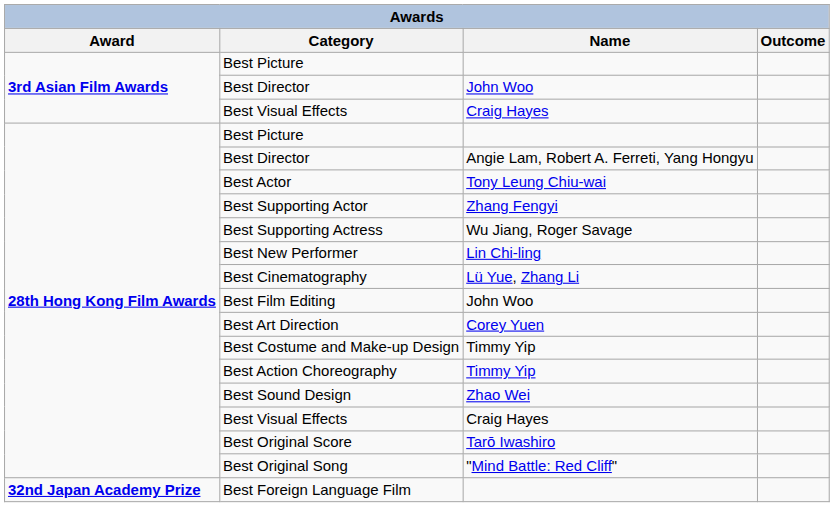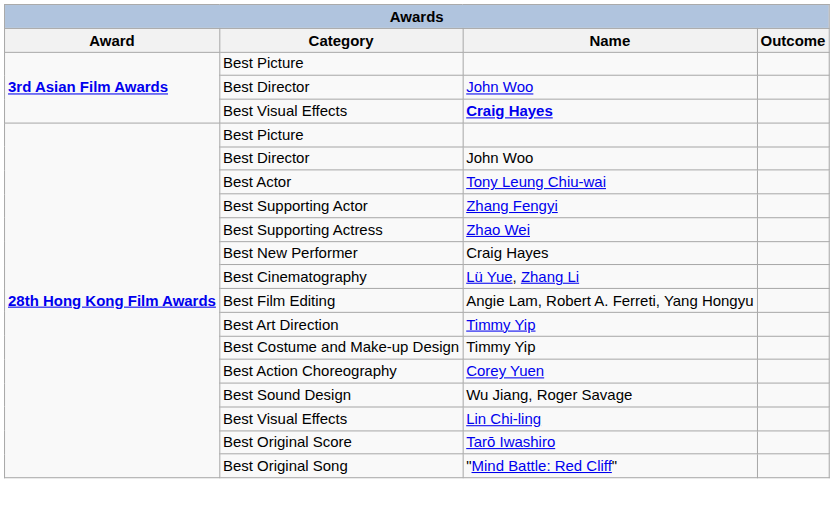(507, 111) normal -> (509, 111) bold
(610, 159) Angie Lam, Robert A. Ferreti, Yang Hongyu -> (500, 159) John Woo
(549, 230) Wu Jiang, Roger Savage -> (498, 230) Zhao Wei
(504, 253) Lin Chi-ling -> (507, 253) Craig Hayes
(500, 301) John Woo -> (610, 301) Angie Lam, Robert A. Ferreti, Yang Hongyu
(505, 324) Corey Yuen -> (501, 324) Timmy Yip
(501, 372) Timmy Yip -> (505, 372) Corey Yuen
(498, 395) Zhao Wei -> (549, 395) Wu Jiang, Roger Savage
(507, 419) Craig Hayes -> (504, 419) Lin Chi-ling
- row: (104, 490)
